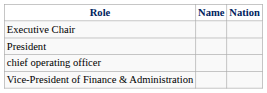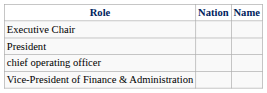columns swapped: (211, 12) <-> (245, 12)
